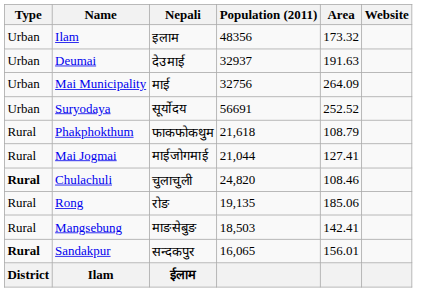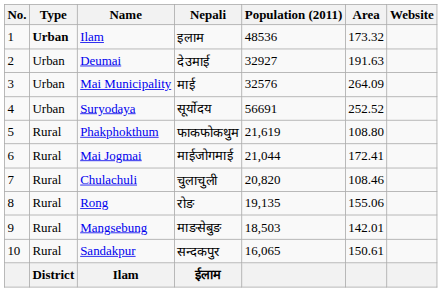+ column: (17, 14)
(24, 36) normal -> (50, 36) bold
(236, 36) 48356 -> (261, 36) 48536
(236, 60) 32937 -> (261, 60) 32927
(236, 84) 32756 -> (261, 84) 32576
(238, 132) 21,618 -> (263, 132) 21,619
(341, 132) 108.79 -> (366, 132) 108.80
(341, 155) 127.41 -> (366, 155) 172.41
(24, 179) bold -> (47, 179) normal
(238, 179) 24,820 -> (263, 179) 20,820
(341, 203) 185.06 -> (366, 203) 155.06
(341, 227) 142.41 -> (366, 227) 142.01
(24, 251) bold -> (47, 251) normal
(341, 251) 156.01 -> (366, 251) 150.61
